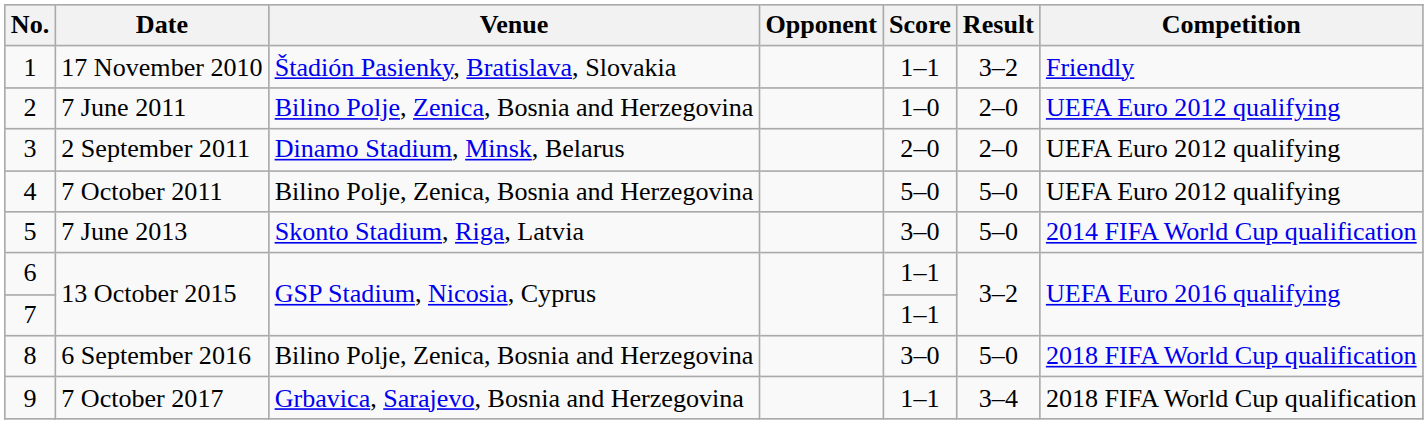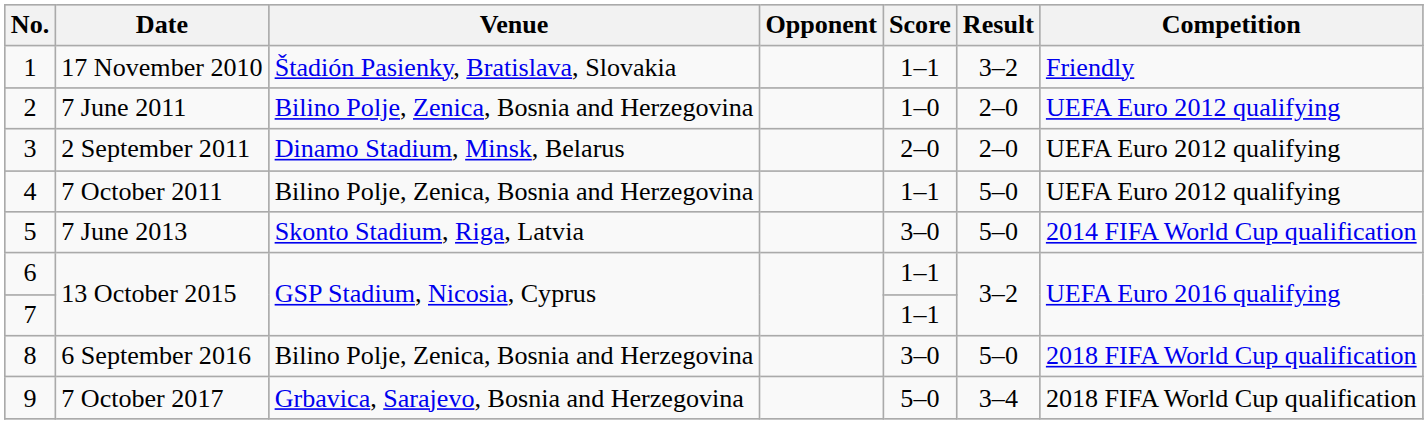(920, 190) 5–0 -> (920, 190) 1–1
(920, 397) 1–1 -> (920, 397) 5–0
